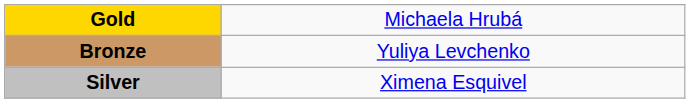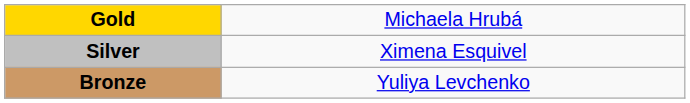rows swapped: (113, 82) <-> (113, 51)
